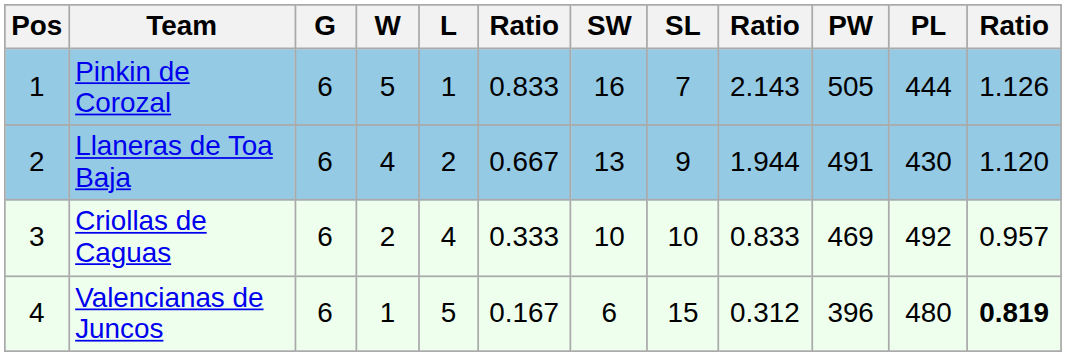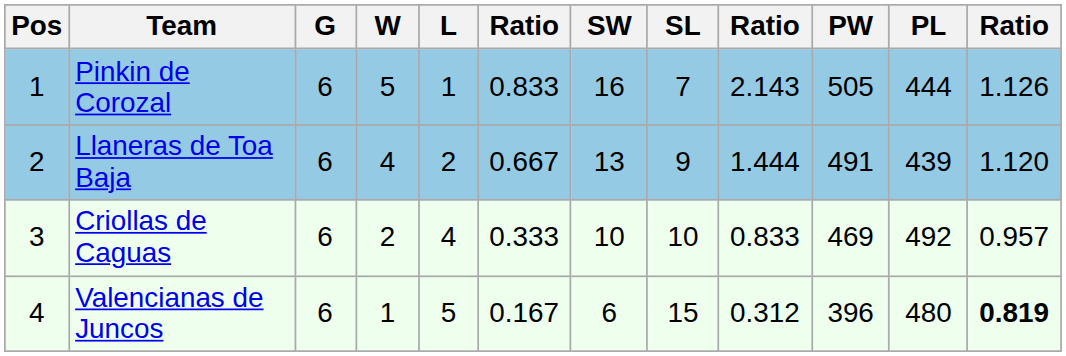(765, 161) 1.944 -> (765, 161) 1.444
(928, 161) 430 -> (928, 161) 439
